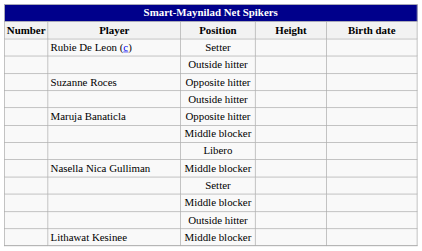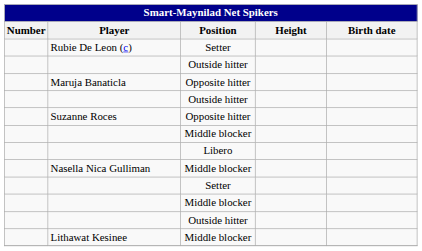rows swapped: (84, 82) <-> (88, 116)
